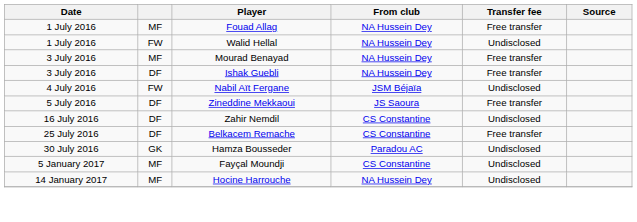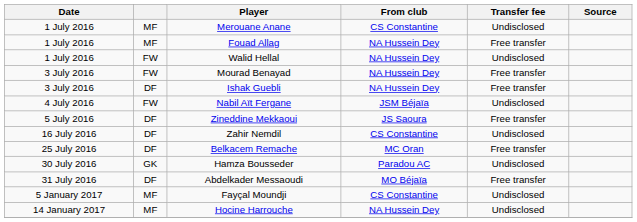+ row: (254, 27)
(155, 57) MF -> (150, 72) FW
(397, 133) CS Constantine -> (404, 149) MC Oran
+ row: (254, 179)
